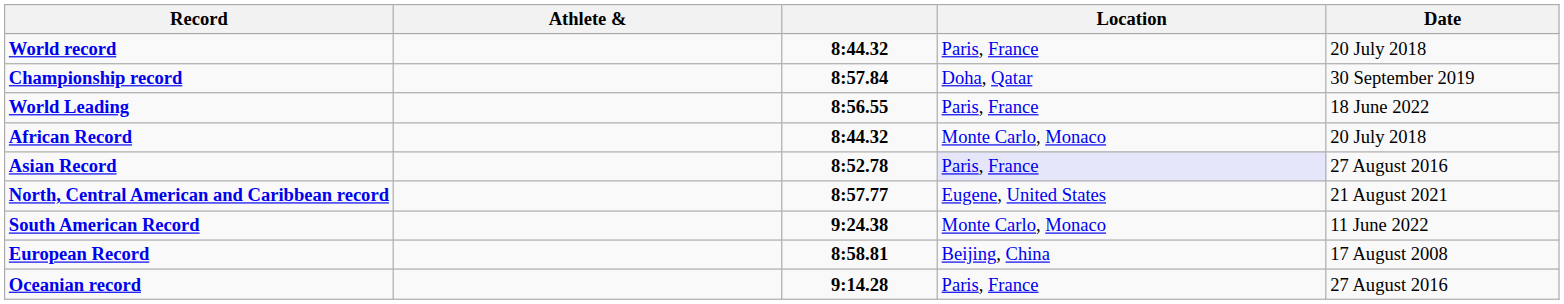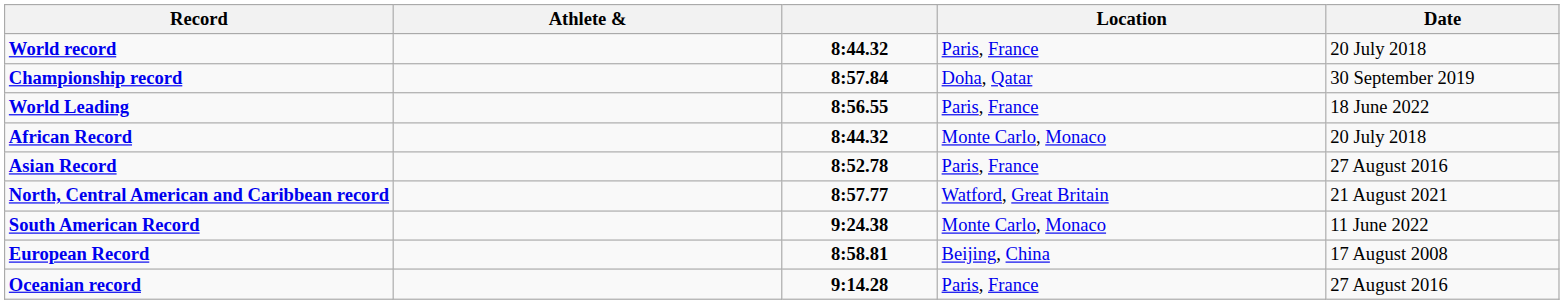(990, 166) lavender background -> (990, 166) no background
(1024, 195) Eugene, United States -> (1025, 195) Watford, Great Britain
